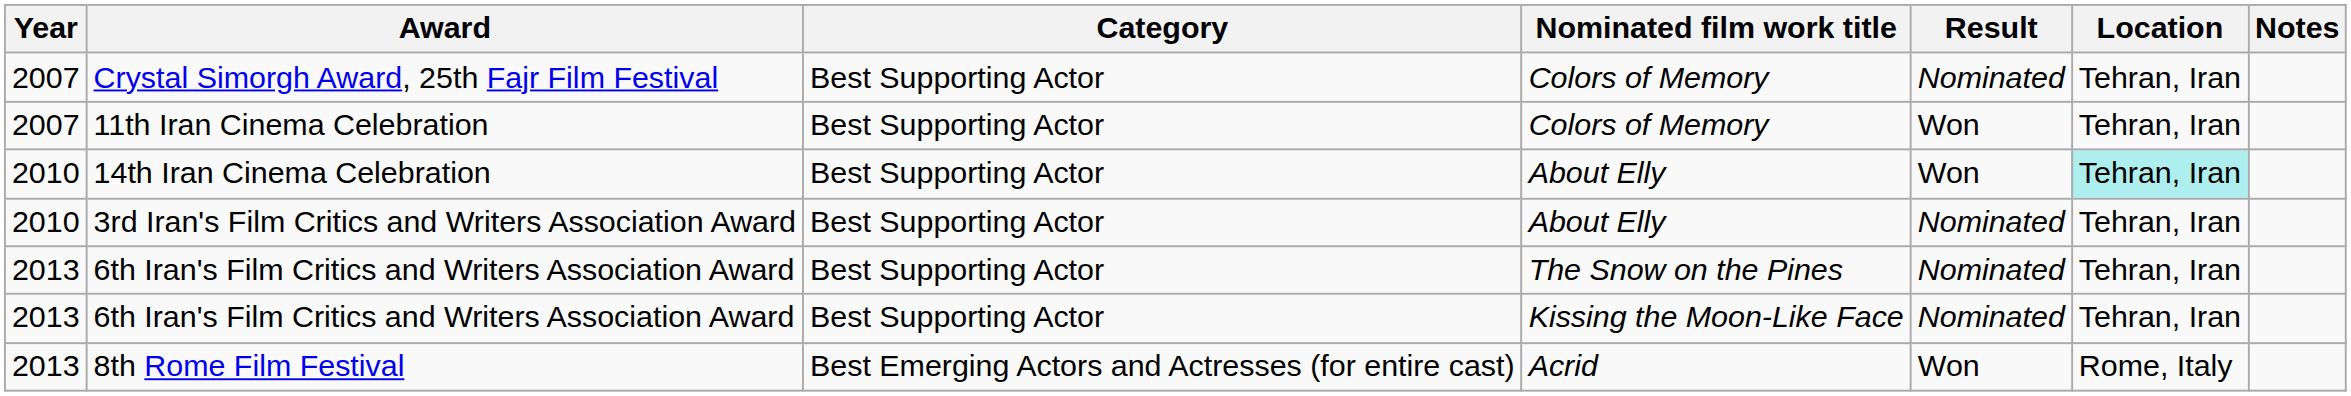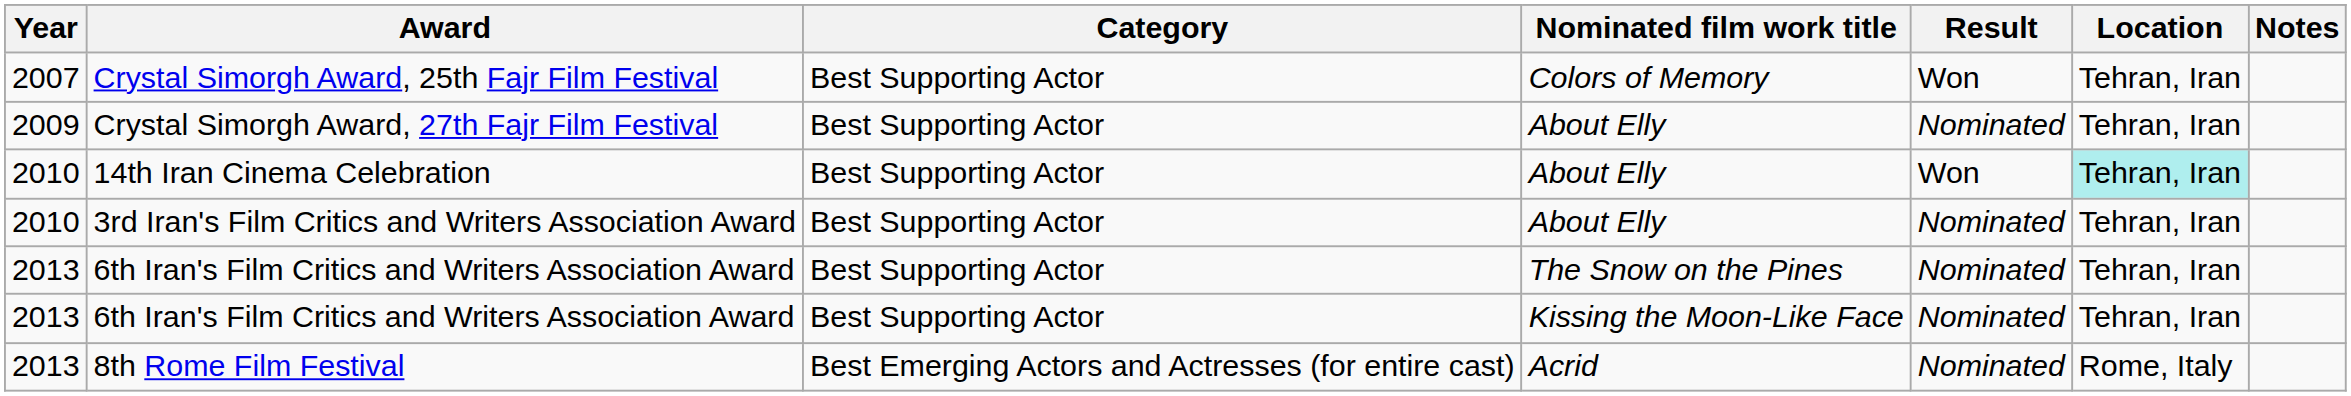(1991, 76) Nominated -> (1949, 76) Won
- row: (291, 125)
+ row: (406, 125)
(1949, 366) Won -> (1991, 366) Nominated
